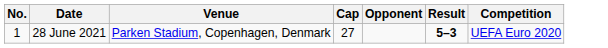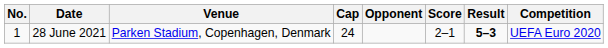+ column: (445, 14)
(348, 33) 27 -> (348, 33) 24
